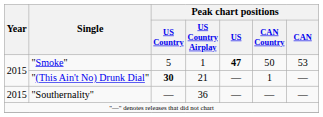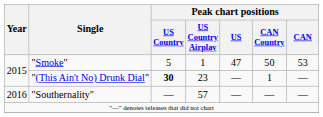(236, 62) bold -> (236, 62) normal
(203, 78) 21 -> (203, 78) 23
(17, 94) 2015 -> (17, 94) 2016
(203, 94) 36 -> (203, 94) 57
